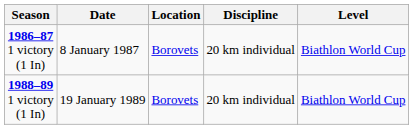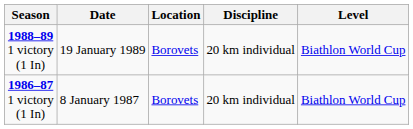rows swapped: (31, 49) <-> (31, 99)
